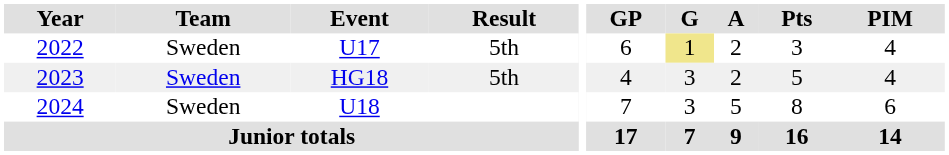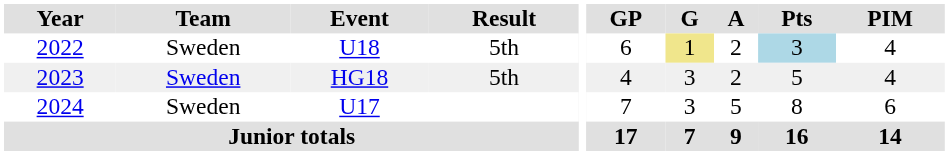(359, 47) U17 -> (359, 47) U18
(797, 47) no background -> (797, 47) lightblue background
(359, 106) U18 -> (359, 106) U17
